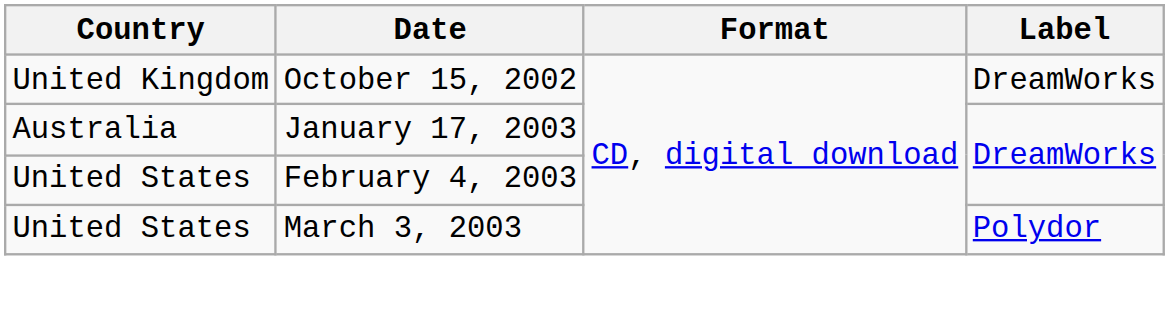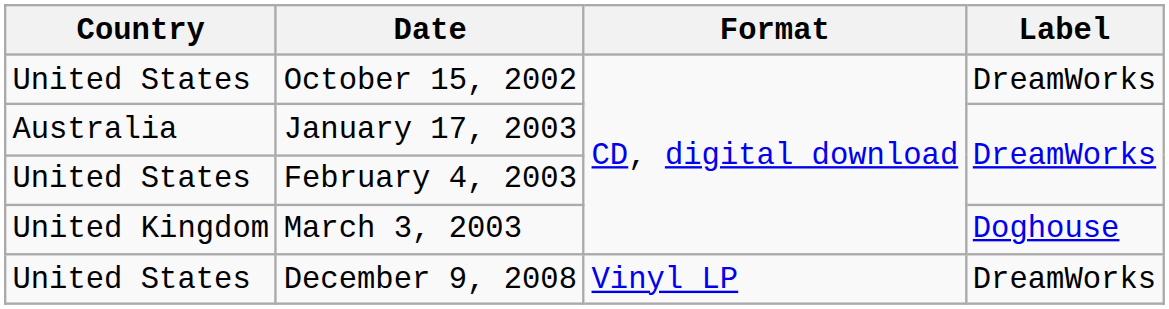(141, 80) United Kingdom -> (132, 80) United States
(132, 229) United States -> (141, 229) United Kingdom
(1037, 229) Polydor -> (1046, 229) Doghouse
+ row: (430, 279)
